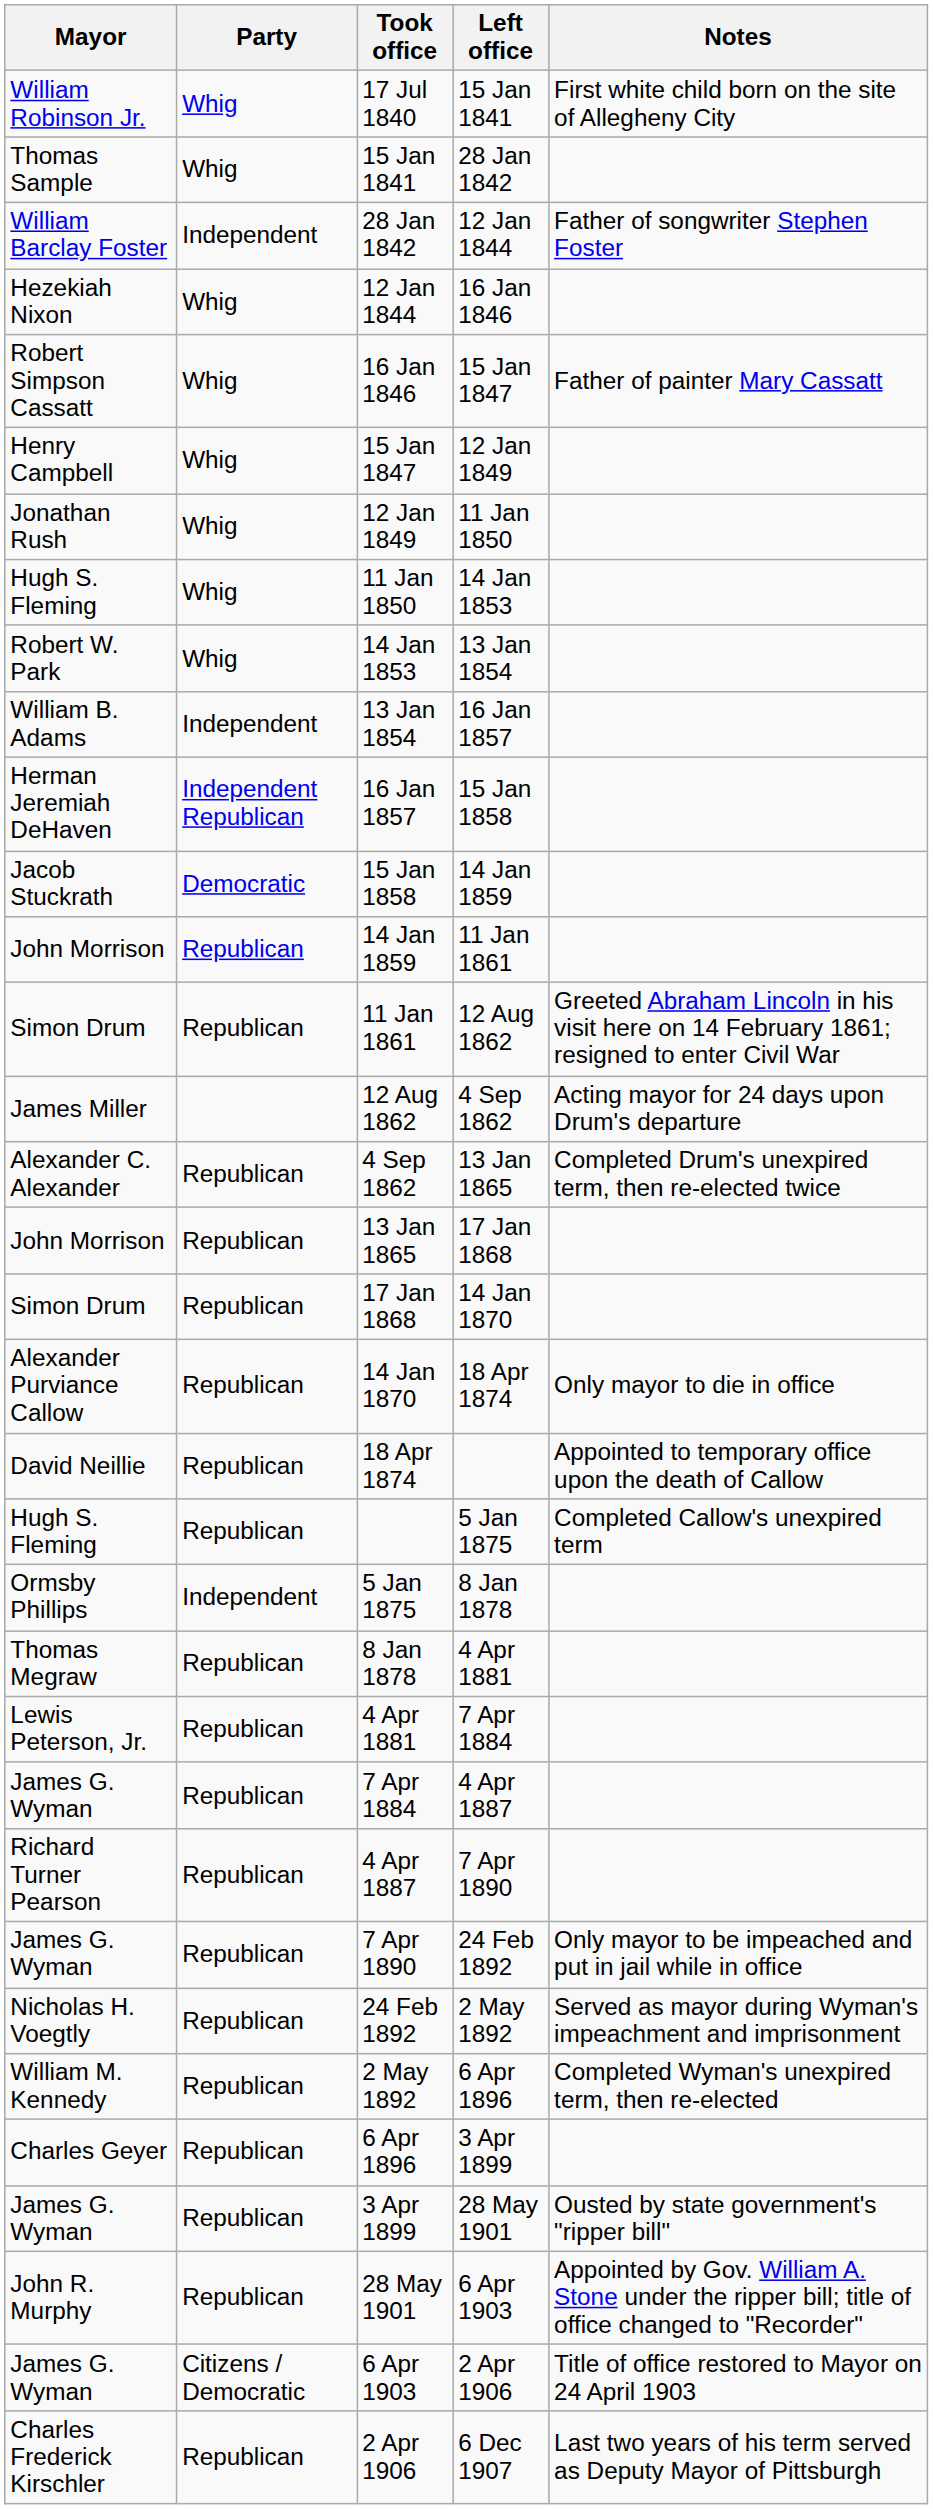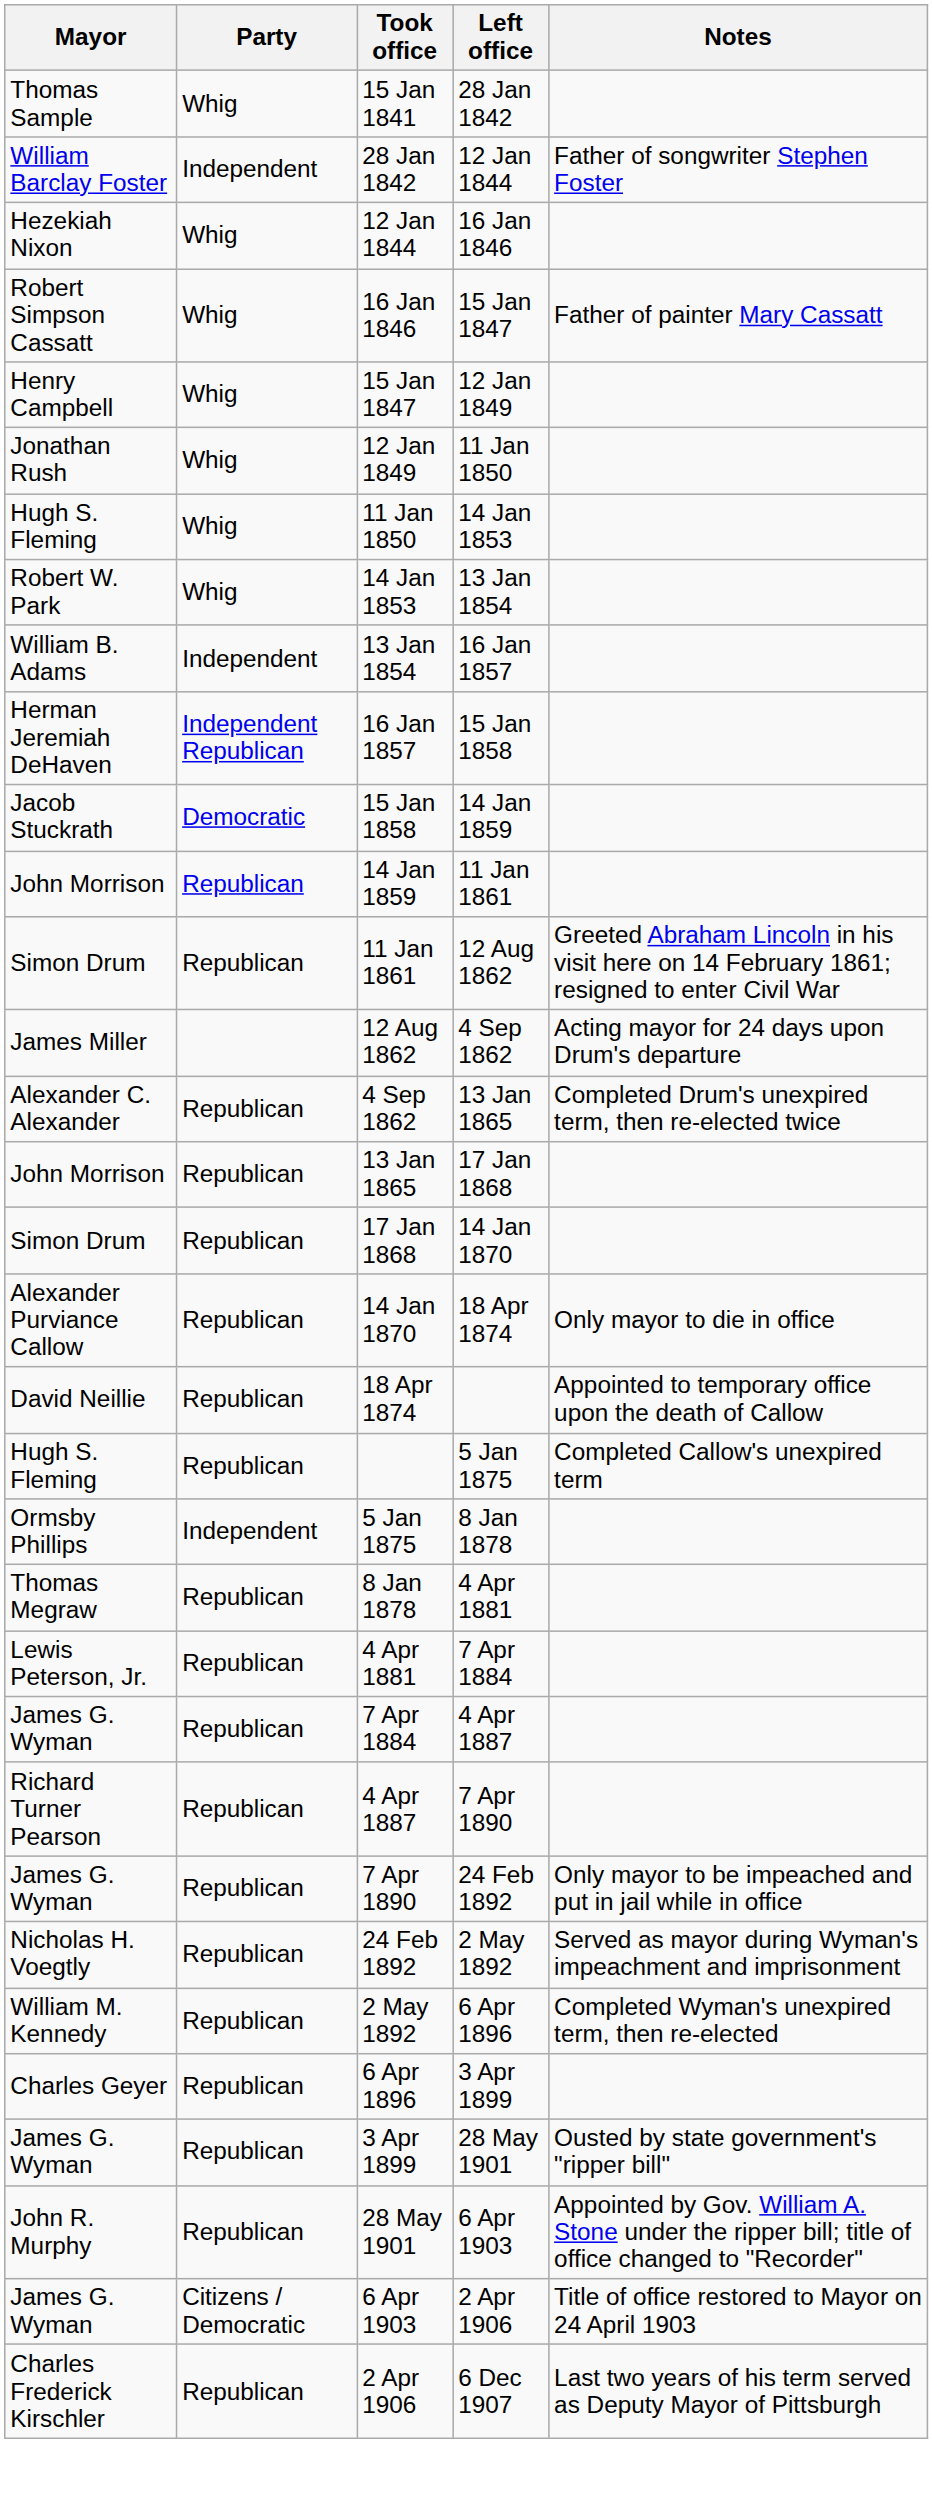- row: (395, 103)
